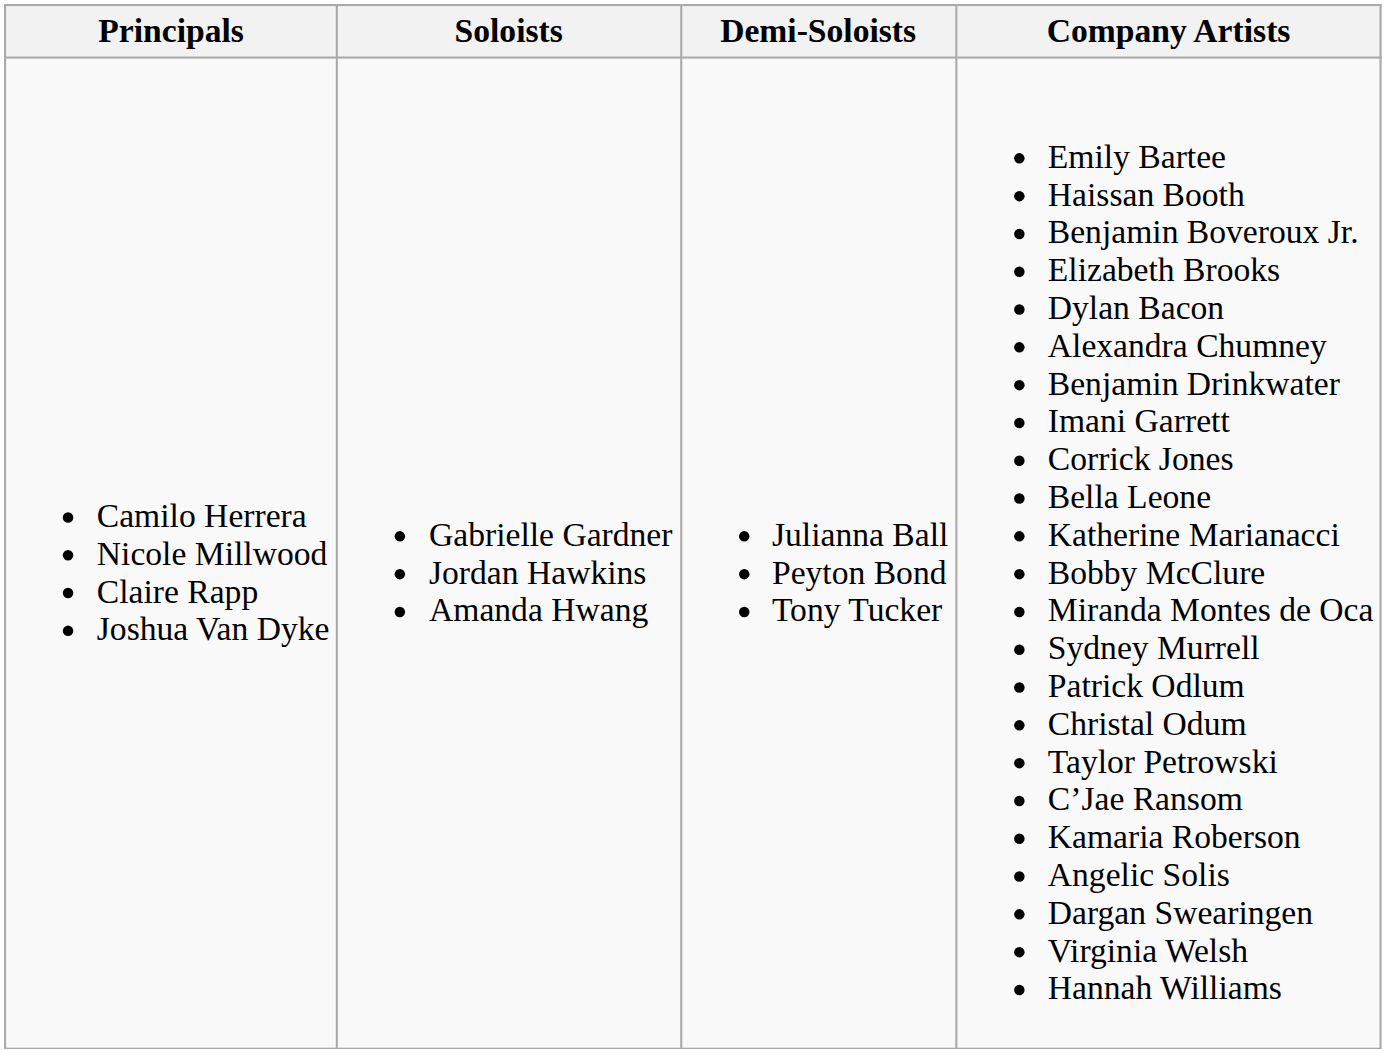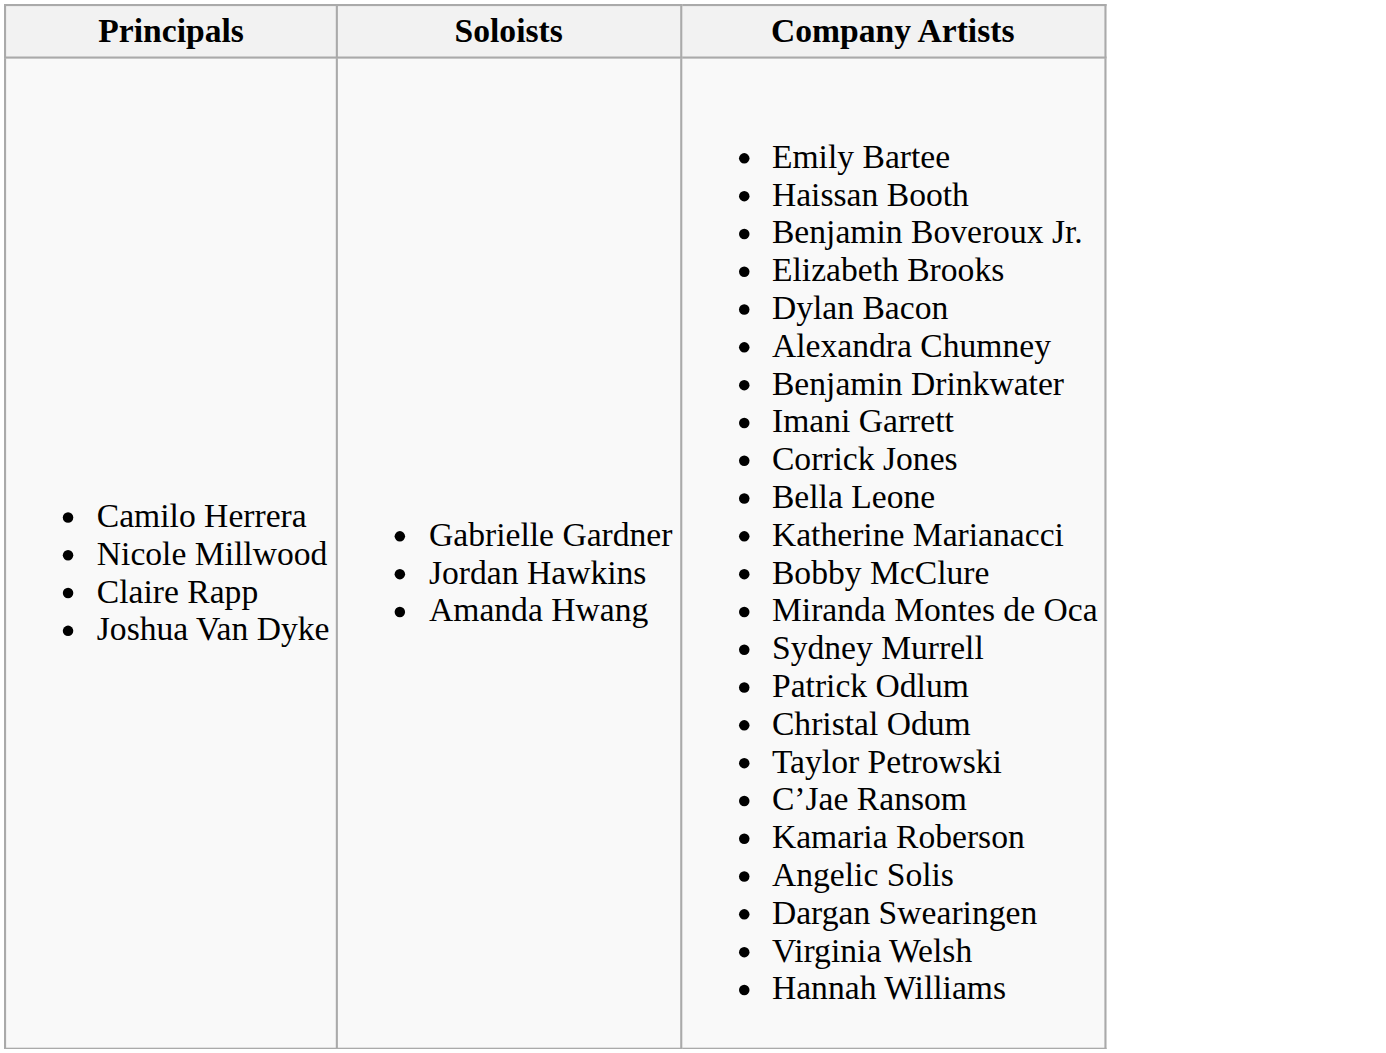- column: (818, 31)
